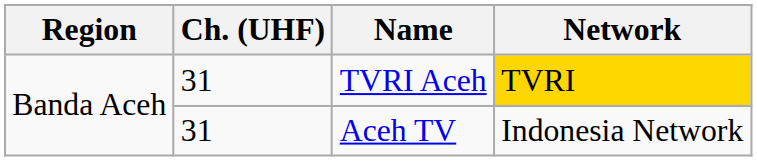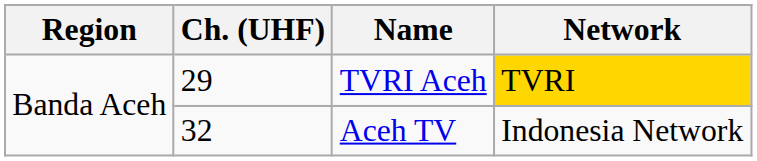(197, 79) 31 -> (197, 79) 29
(197, 130) 31 -> (197, 130) 32
